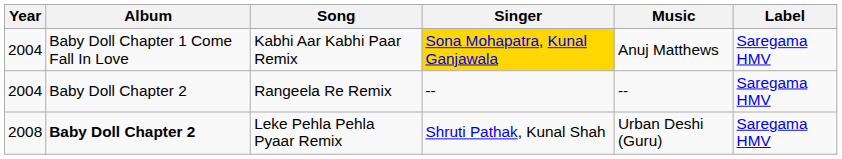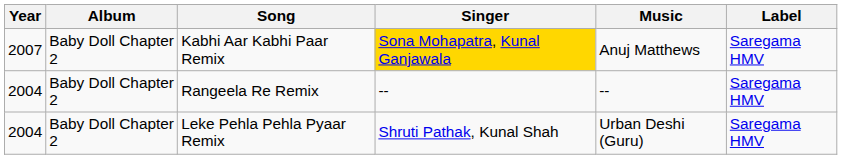(25, 49) 2004 -> (25, 49) 2007
(141, 49) Baby Doll Chapter 1 Come Fall In Love -> (112, 49) Baby Doll Chapter 2
(25, 132) 2008 -> (25, 132) 2004
(122, 132) bold -> (112, 132) normal
